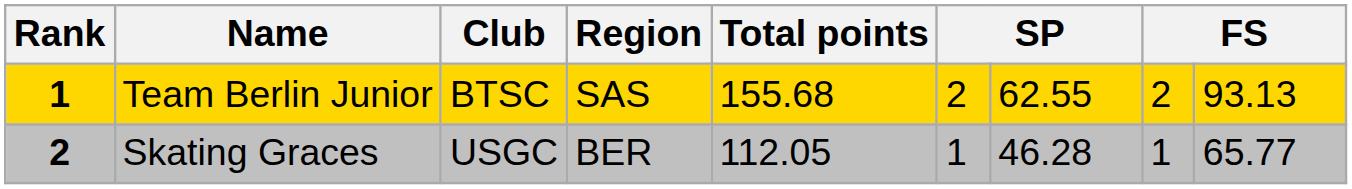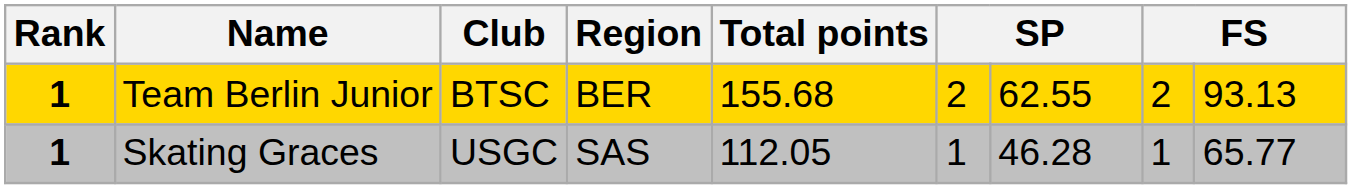(613, 93) SAS -> (614, 93) BER
(60, 152) 2 -> (60, 152) 1
(614, 152) BER -> (613, 152) SAS
